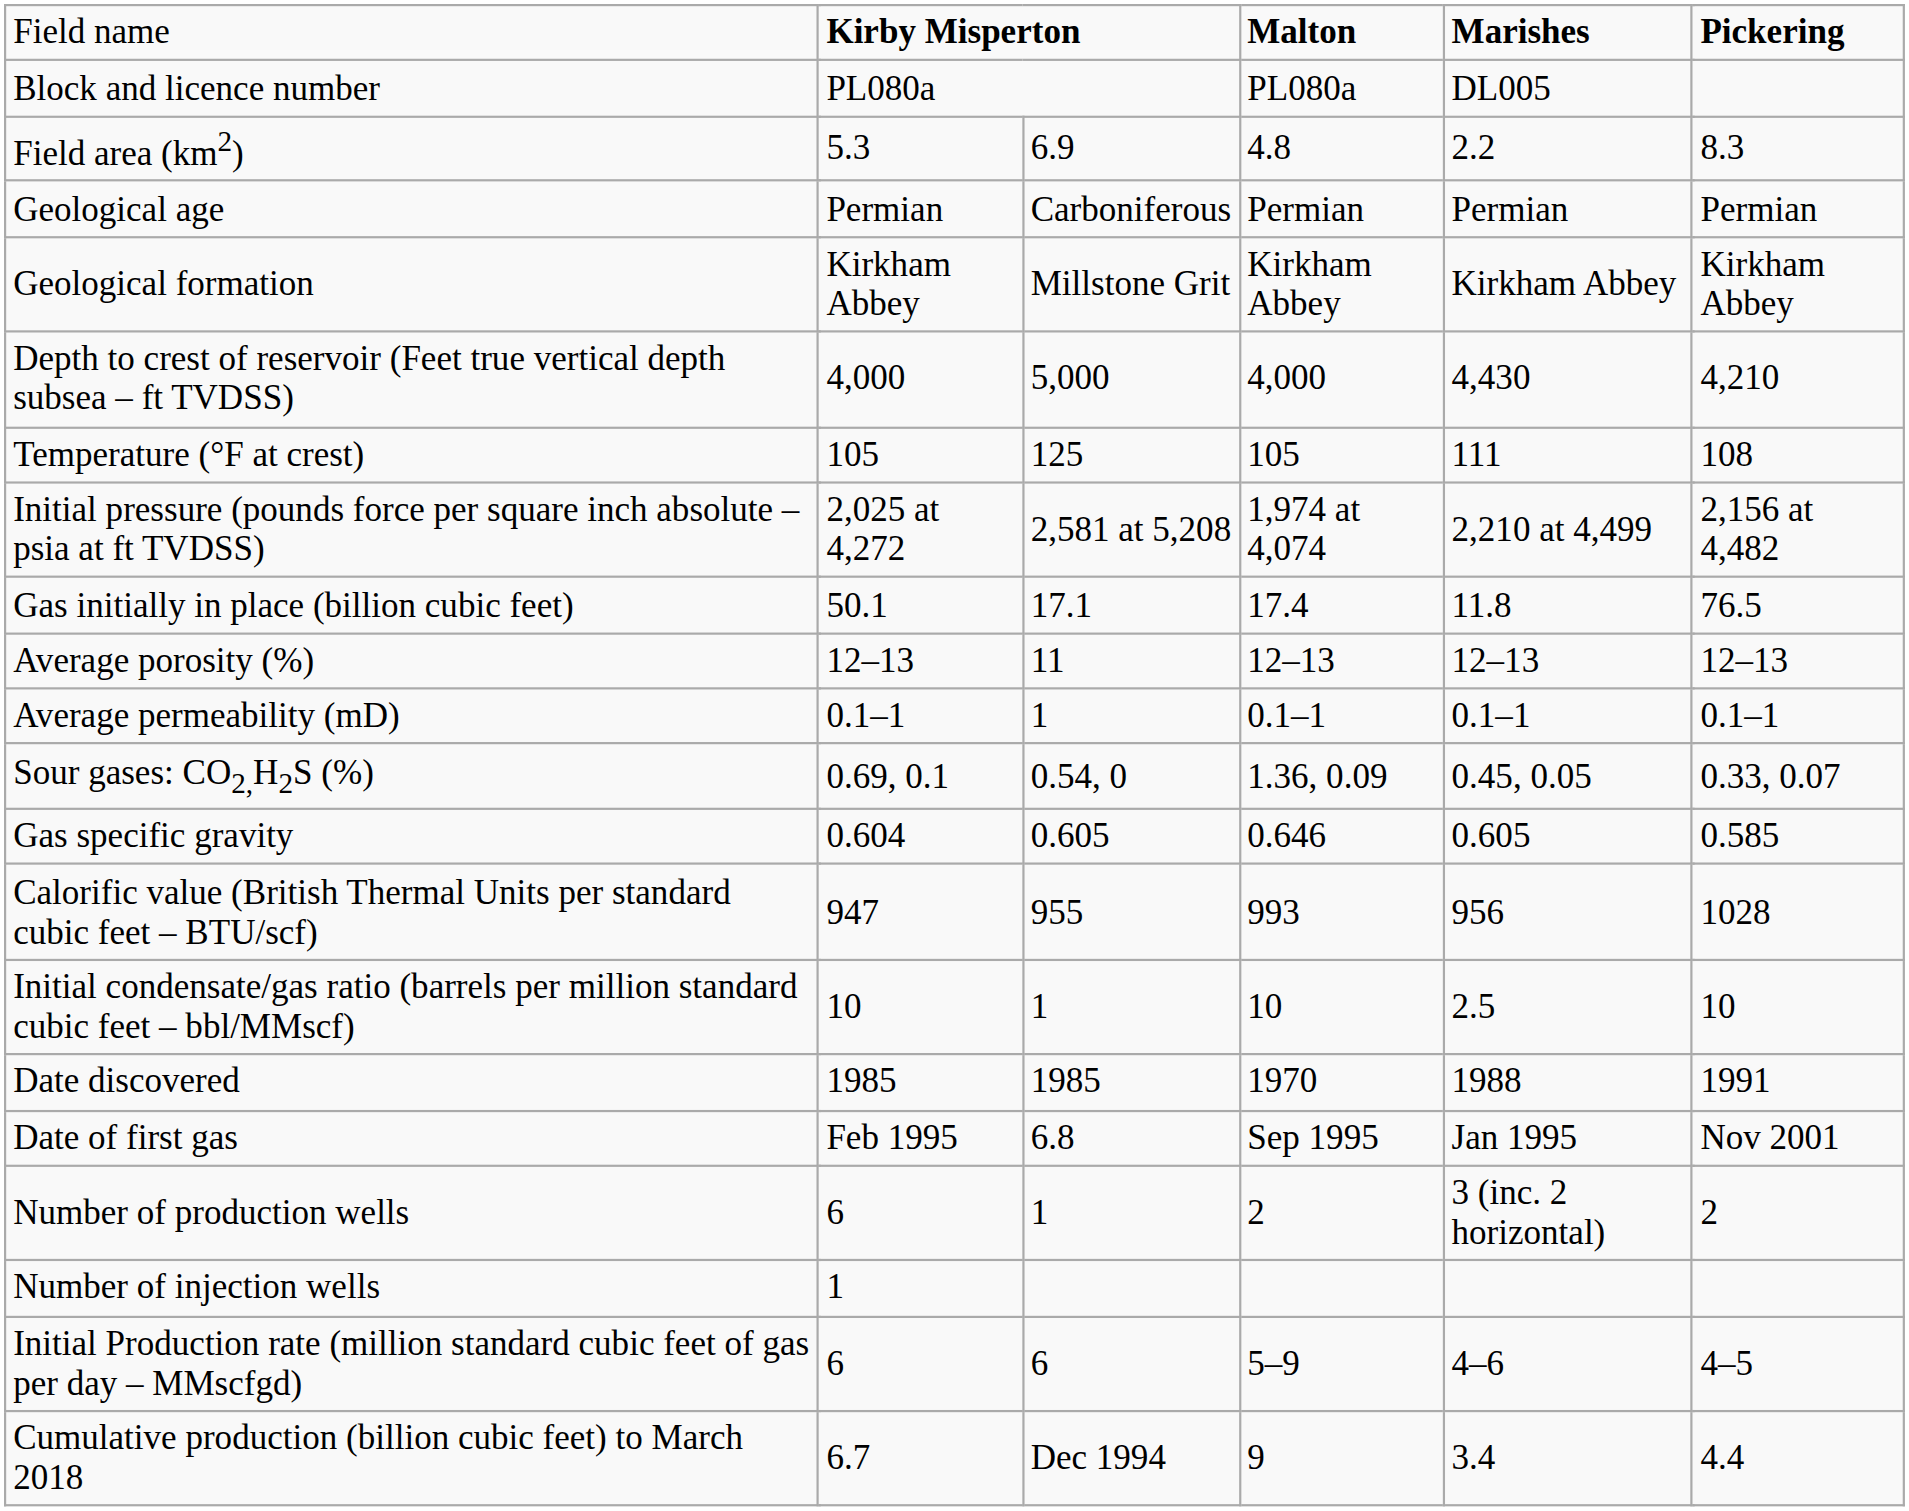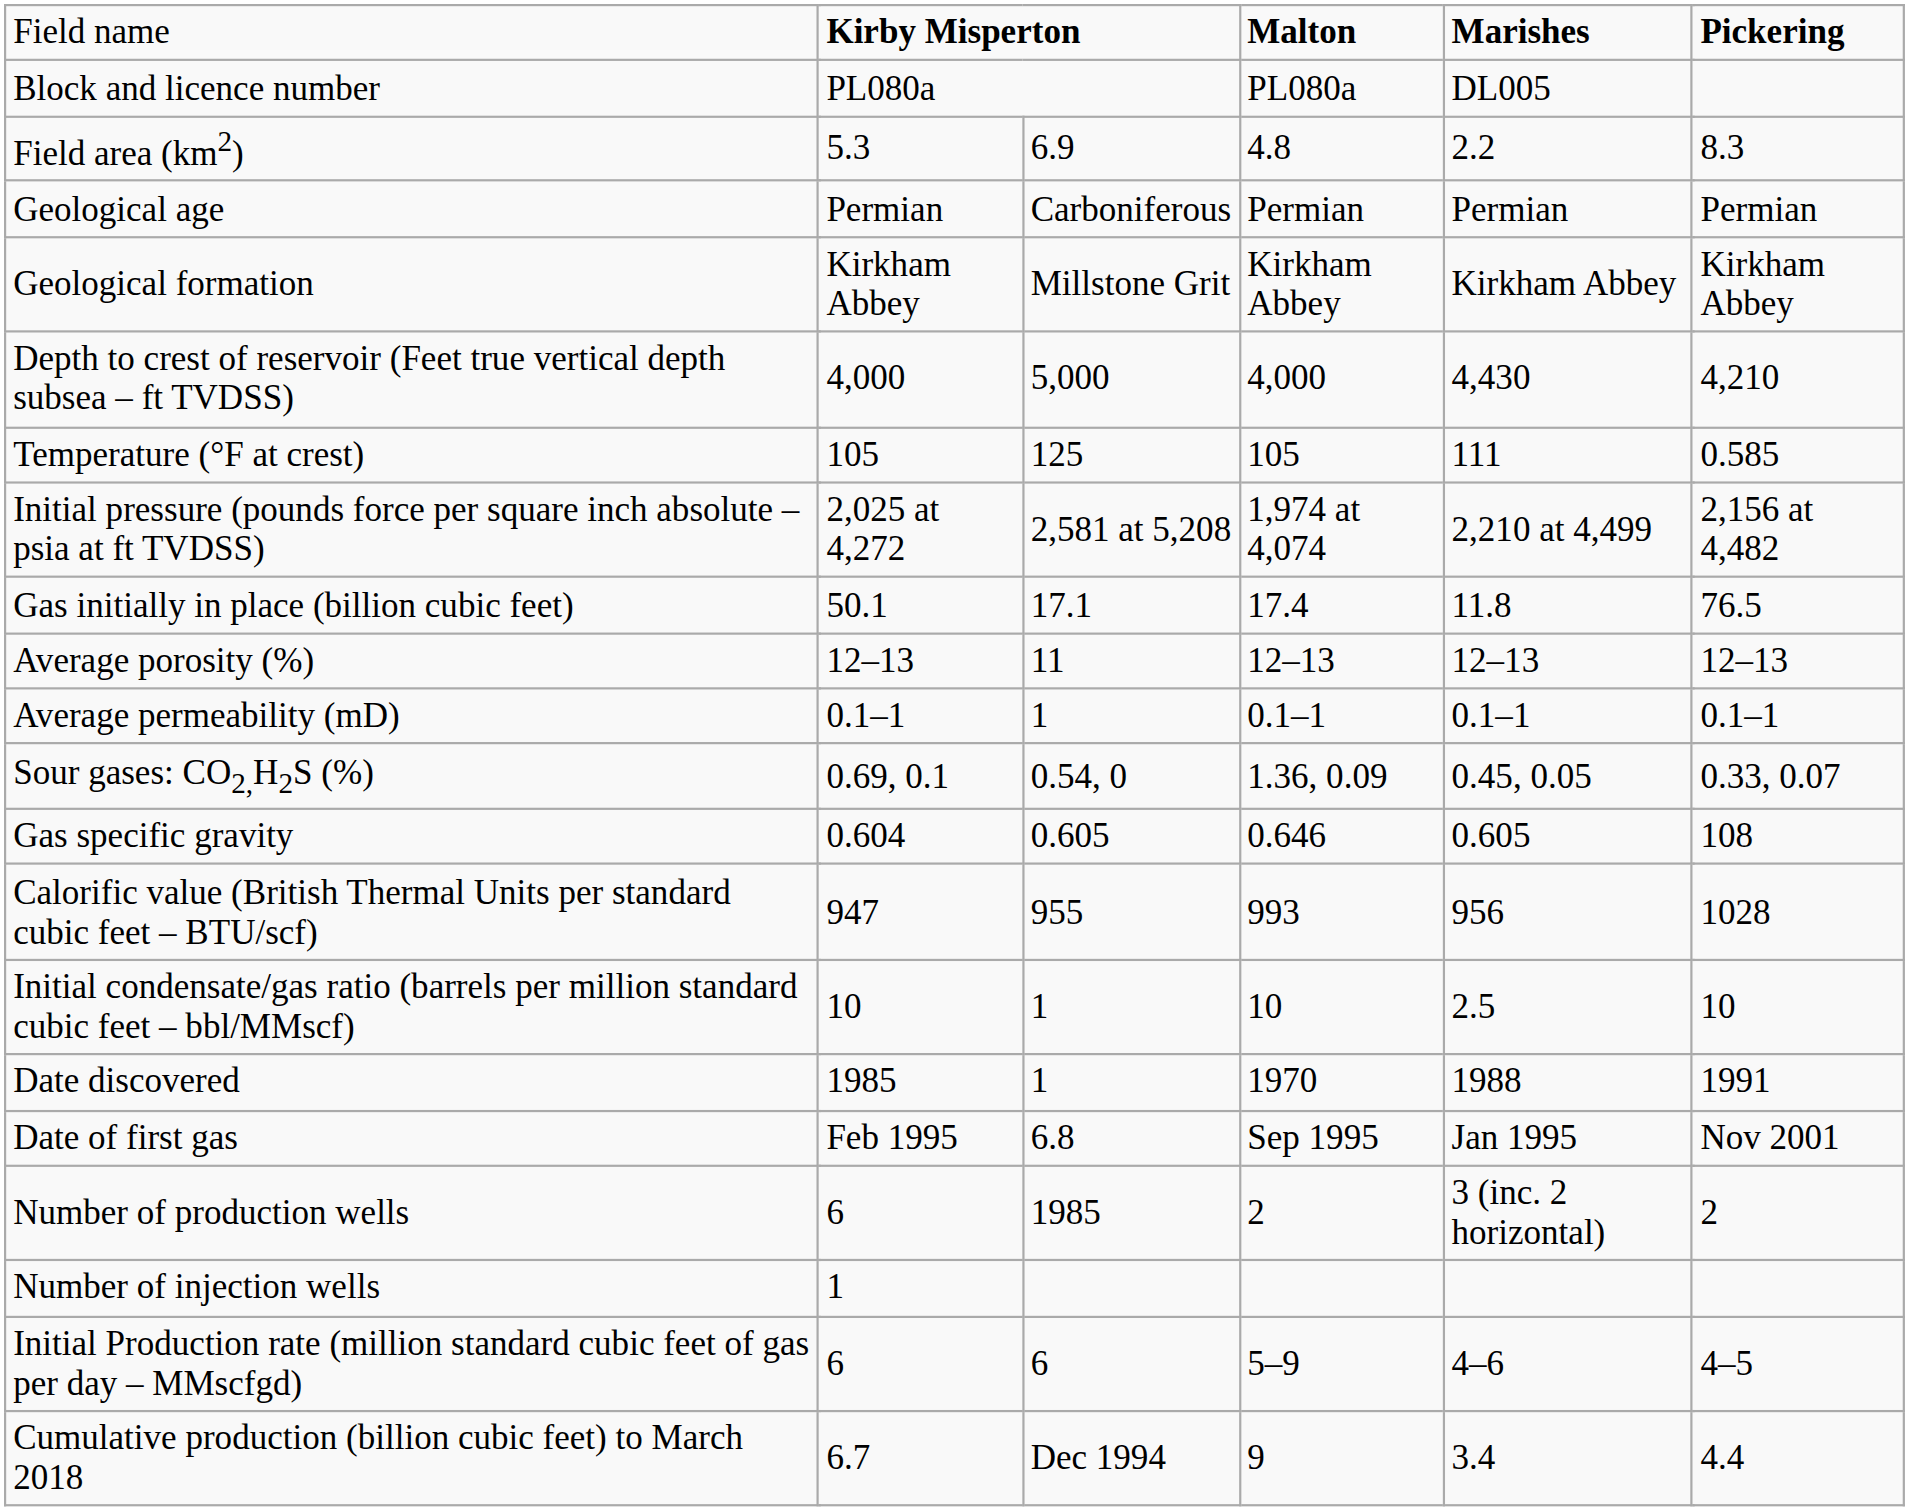(1727, 454) 108 -> (1740, 454) 0.585
(1740, 836) 0.585 -> (1727, 836) 108
(1066, 1081) 1985 -> (1039, 1081) 1
(1039, 1212) 1 -> (1066, 1212) 1985
